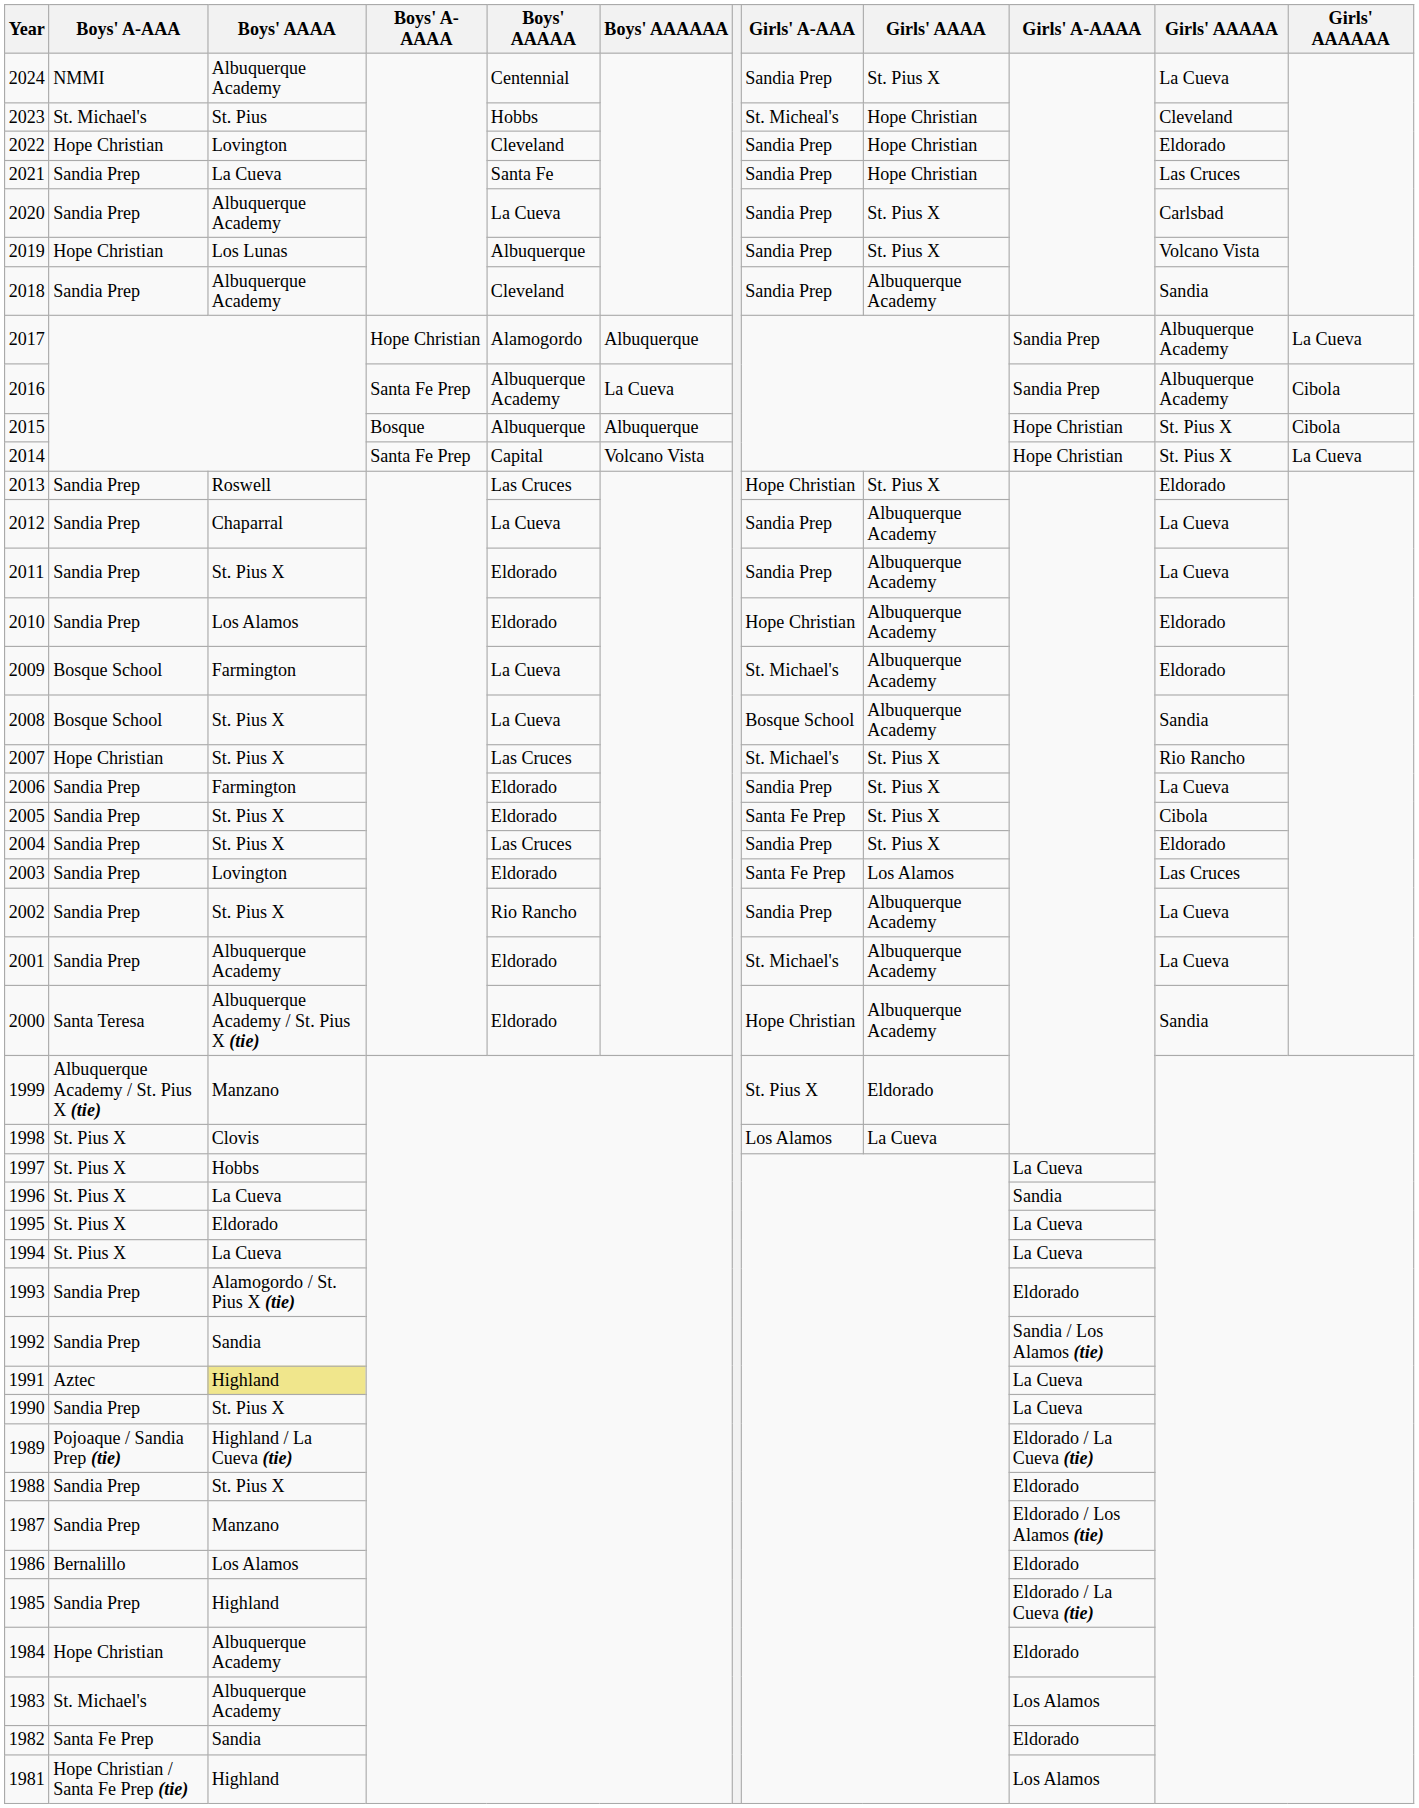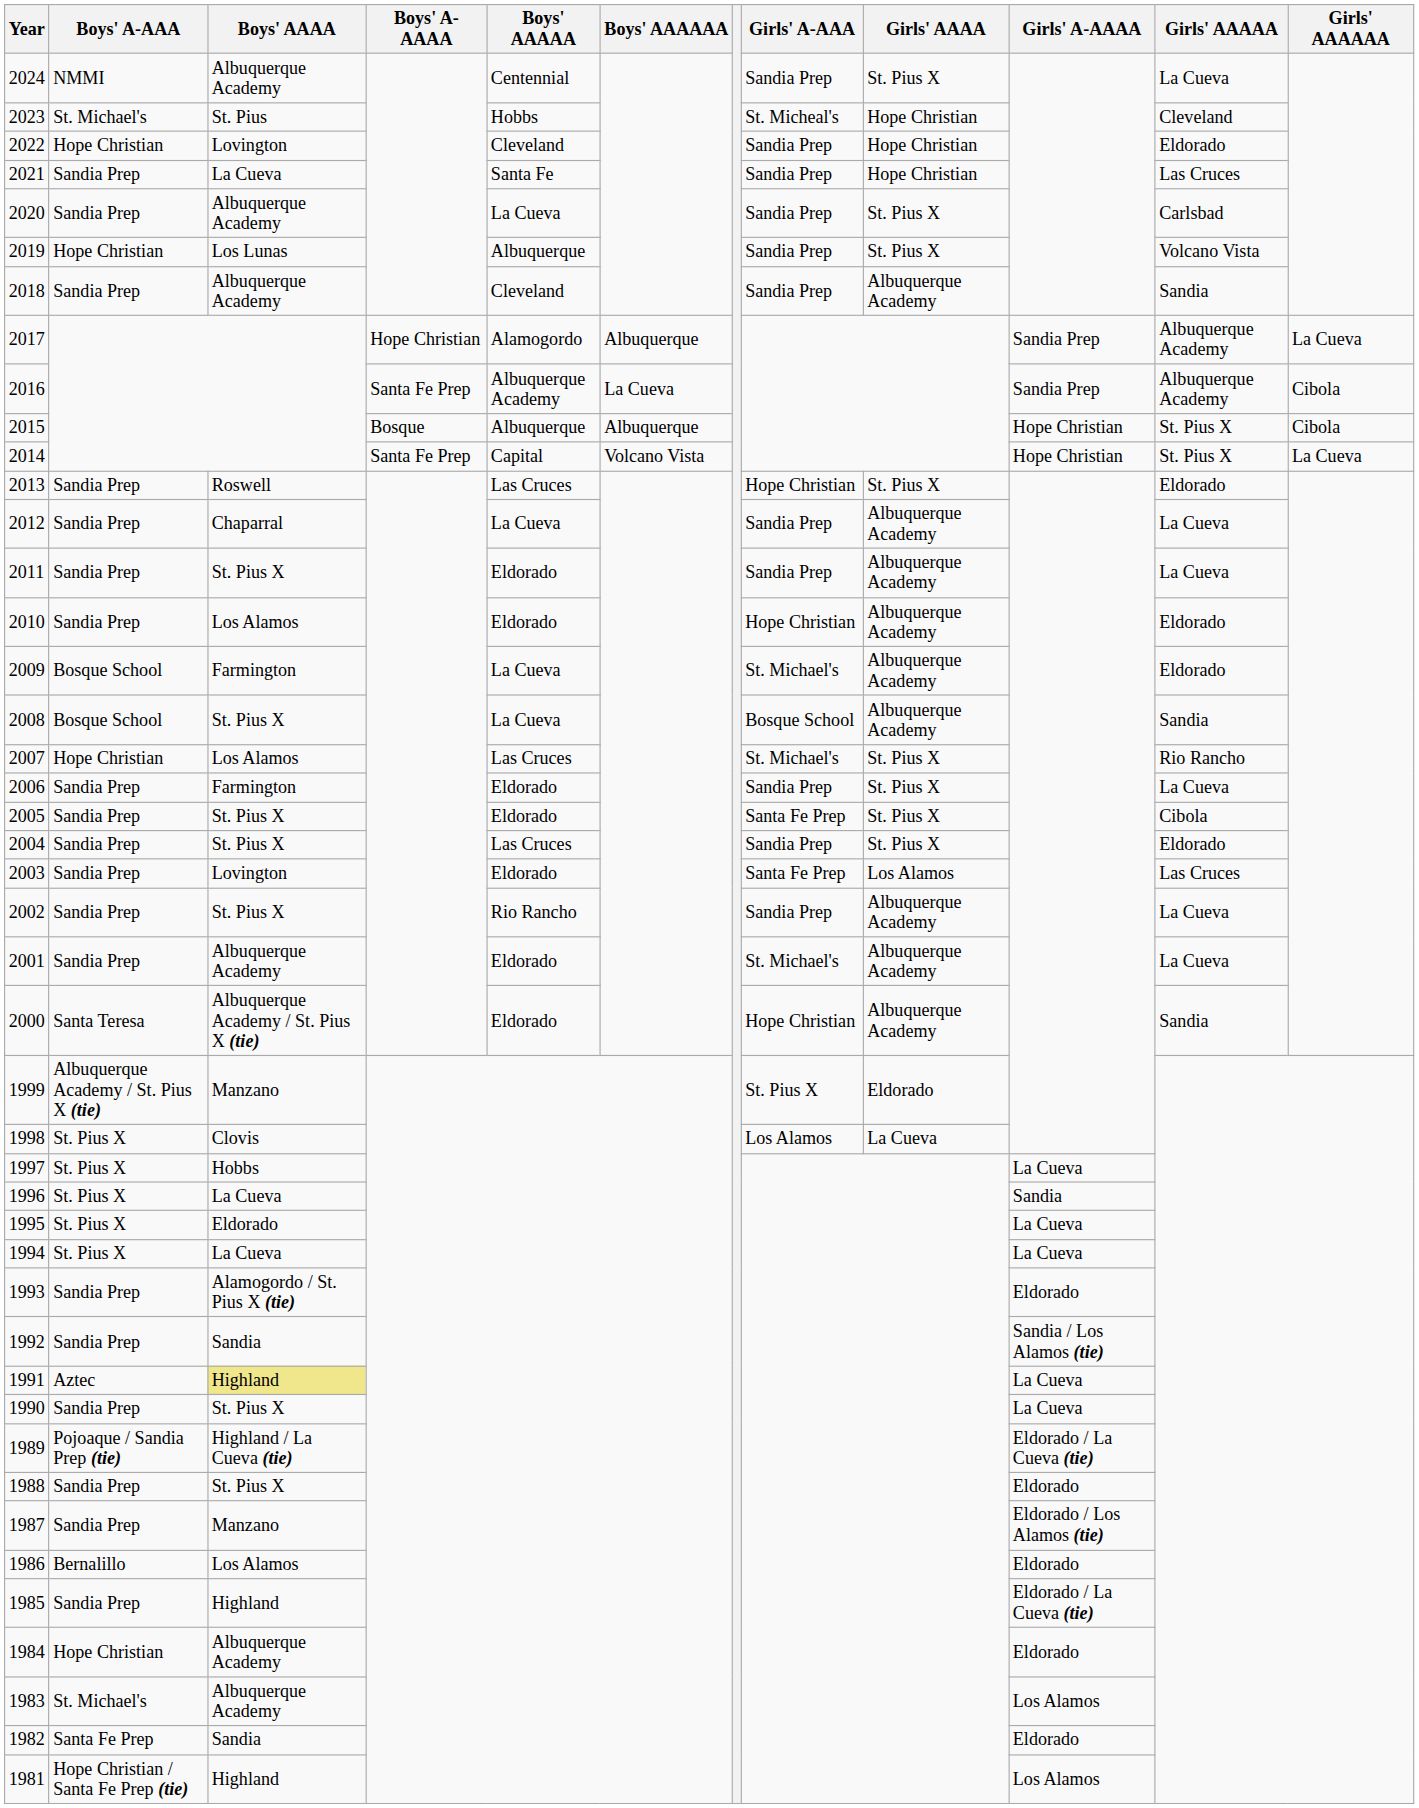(248, 758) St. Pius X -> (255, 758) Los Alamos
